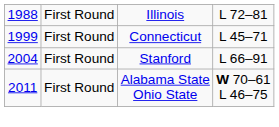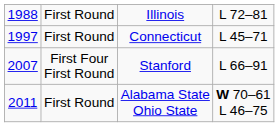(23, 36) 1999 -> (23, 36) 1997
(23, 58) 2004 -> (23, 66) 2007
(79, 58) First Round -> (79, 66) First Four First Round
